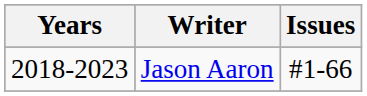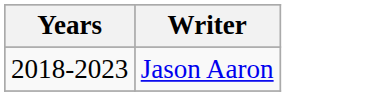- column: (321, 25)
